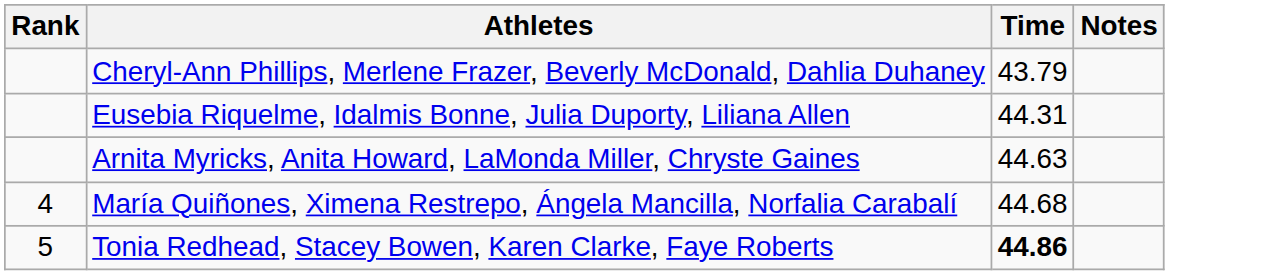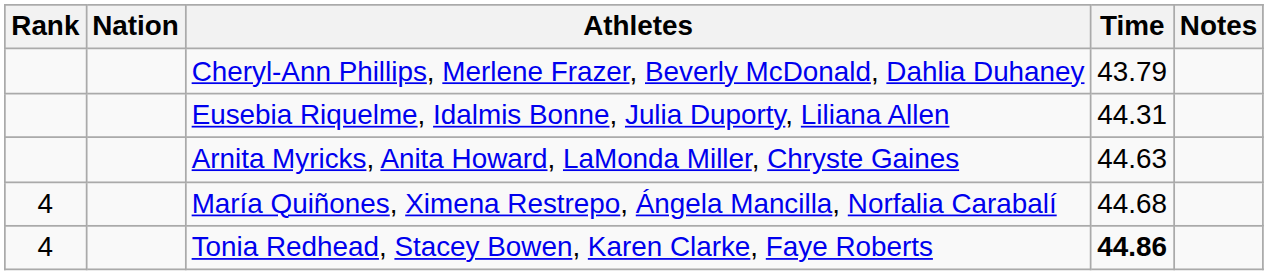+ column: (136, 26)
(45, 247) 5 -> (45, 247) 4
